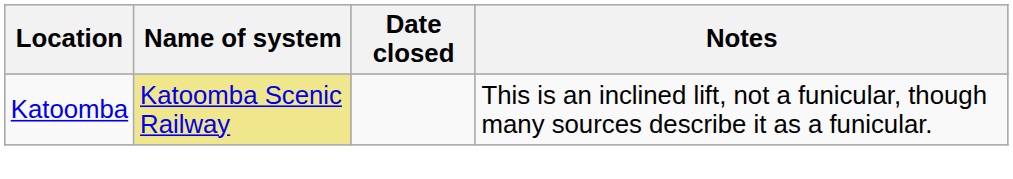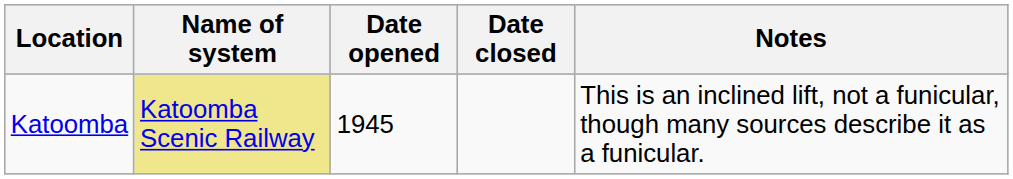+ column: (394, 39)
